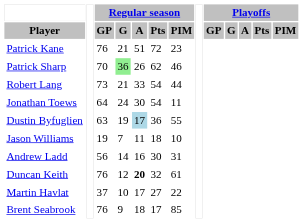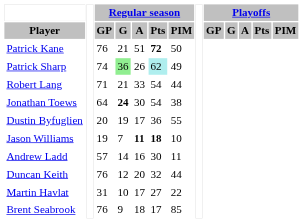(156, 48) normal -> (156, 48) bold
(176, 48) 23 -> (176, 48) 50
(102, 66) 70 -> (102, 66) 74
(156, 66) no background -> (156, 66) paleturquoise background
(176, 66) 46 -> (176, 66) 49
(102, 84) 73 -> (102, 84) 71
(123, 102) normal -> (123, 102) bold
(176, 102) 11 -> (176, 102) 38
(102, 120) 63 -> (102, 120) 20
(140, 120) lightblue background -> (140, 120) no background
(139, 138) normal -> (139, 138) bold
(156, 138) normal -> (156, 138) bold
(102, 156) 56 -> (102, 156) 57
(176, 156) 31 -> (176, 156) 11
(140, 174) bold -> (140, 174) normal
(176, 174) 61 -> (176, 174) 44
(102, 192) 37 -> (102, 192) 31
